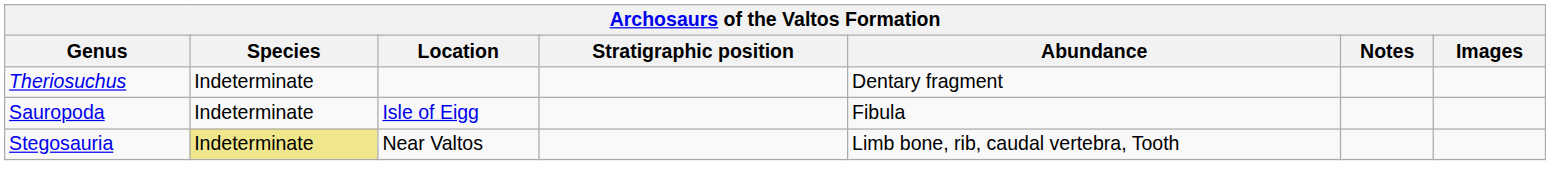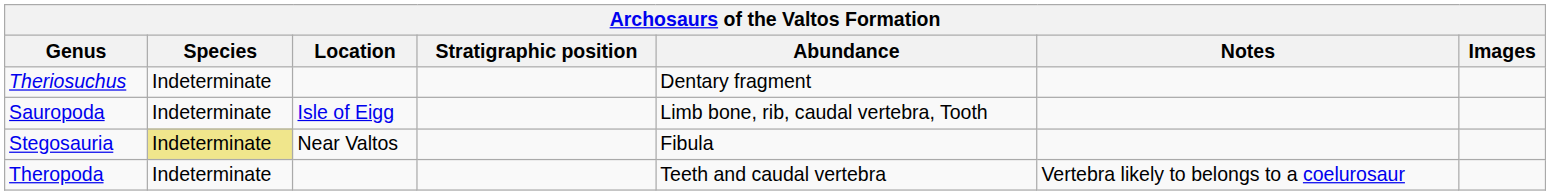(879, 112) Fibula -> (824, 112) Limb bone, rib, caudal vertebra, Tooth
(1016, 143) Limb bone, rib, caudal vertebra, Tooth -> (687, 143) Fibula
+ row: (56, 174)
